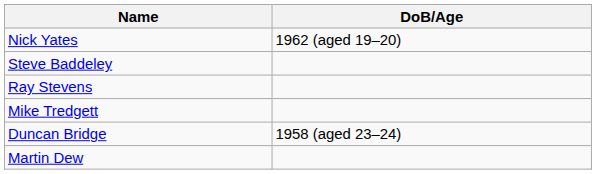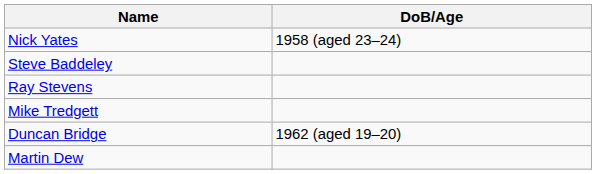(338, 40) 1962 (aged 19–20) -> (338, 40) 1958 (aged 23–24)
(338, 134) 1958 (aged 23–24) -> (338, 134) 1962 (aged 19–20)
